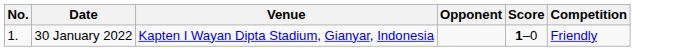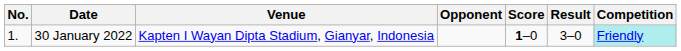+ column: (571, 14)
(574, 35) no background -> (620, 35) paleturquoise background
